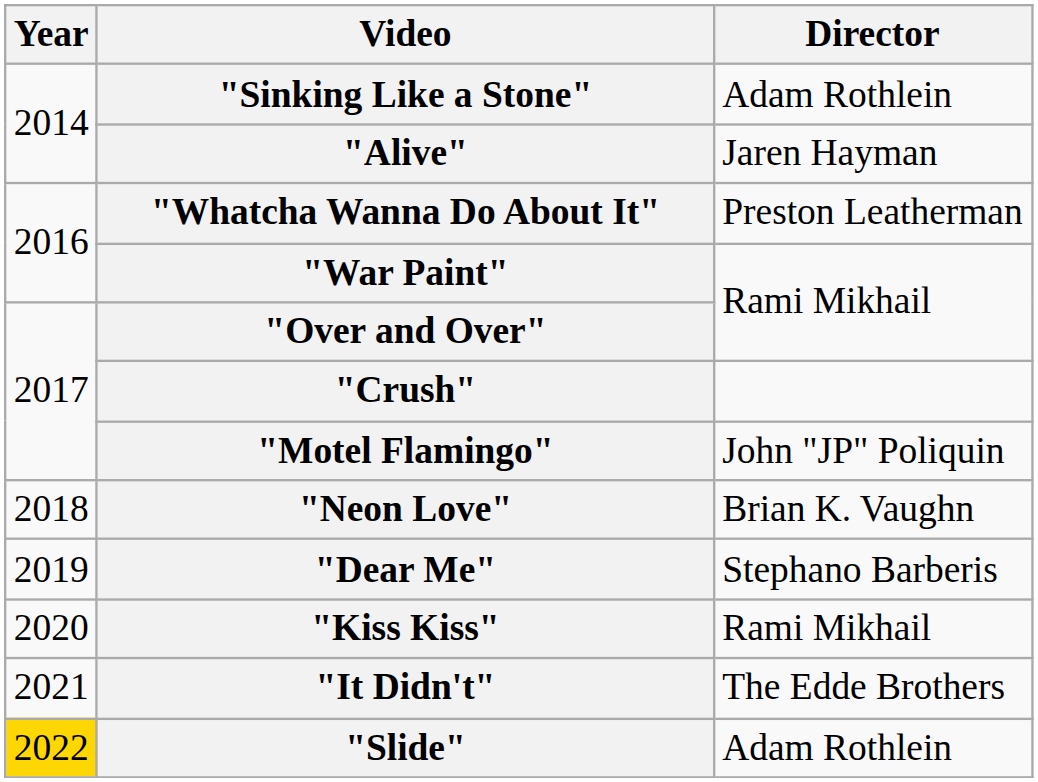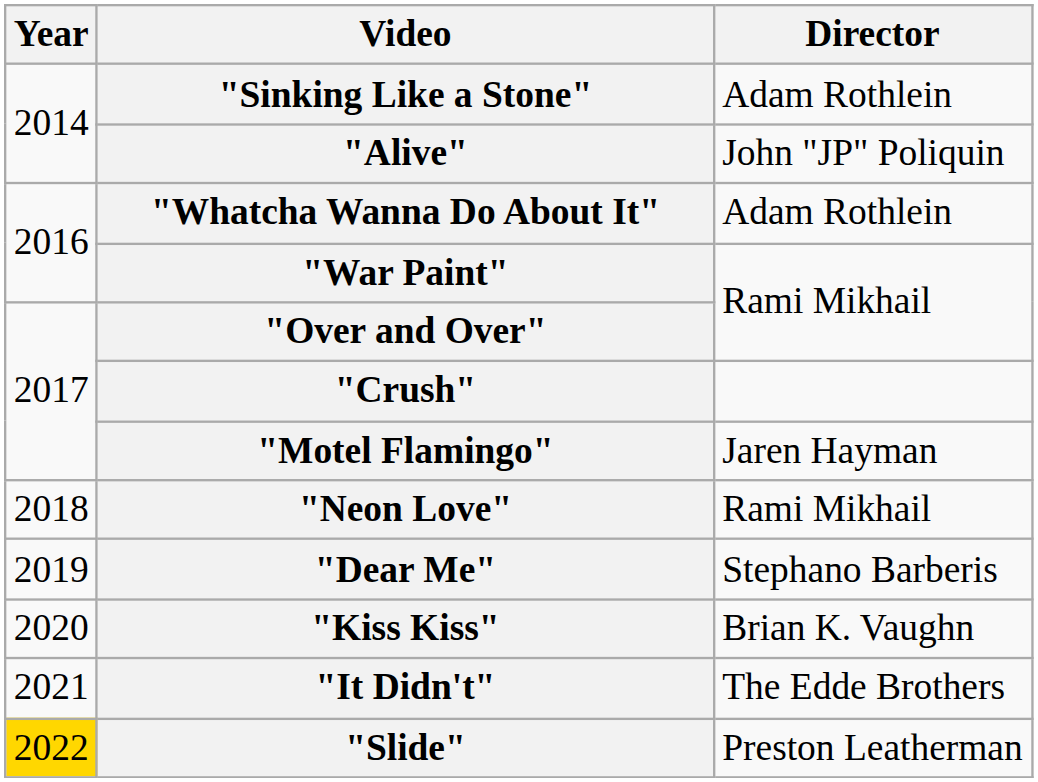(830, 152) Jaren Hayman -> (863, 152) John "JP" Poliquin
(872, 212) Preston Leatherman -> (837, 212) Adam Rothlein
(863, 449) John "JP" Poliquin -> (830, 449) Jaren Hayman
(848, 509) Brian K. Vaughn -> (827, 509) Rami Mikhail
(827, 627) Rami Mikhail -> (848, 627) Brian K. Vaughn
(837, 746) Adam Rothlein -> (872, 746) Preston Leatherman
